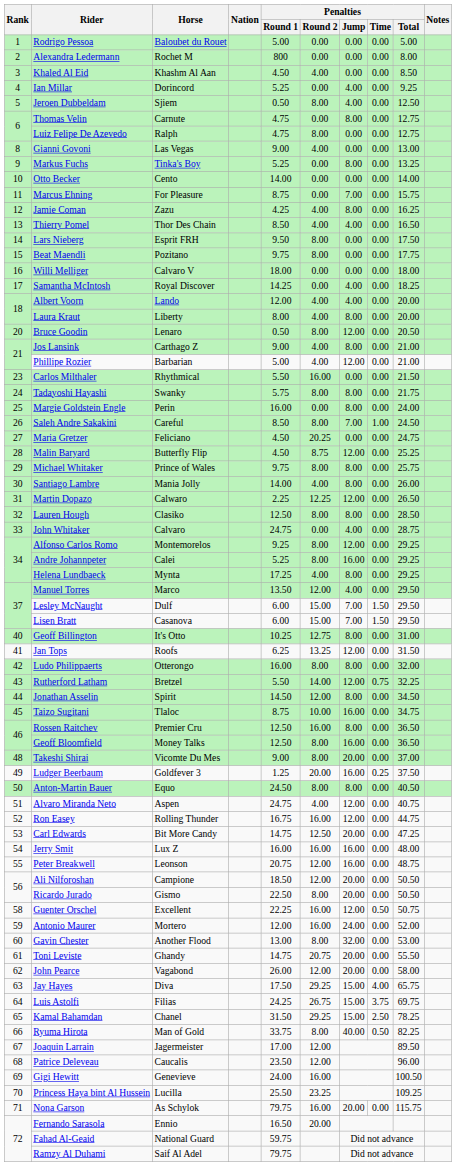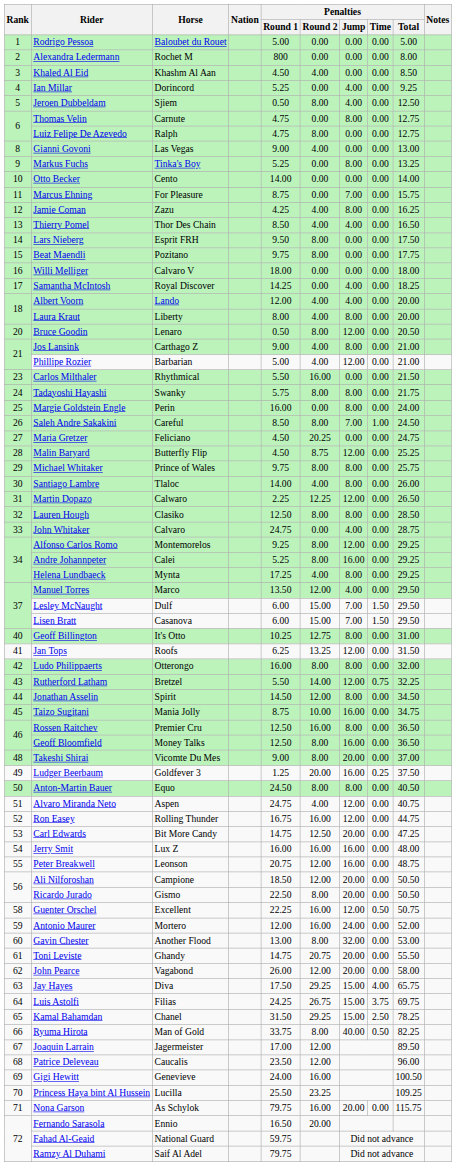(177, 484) Mania Jolly -> (167, 484) Tlaloc
(167, 712) Tlaloc -> (177, 712) Mania Jolly
